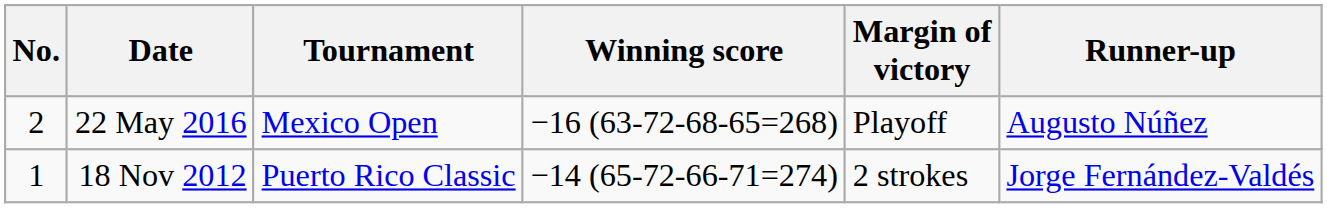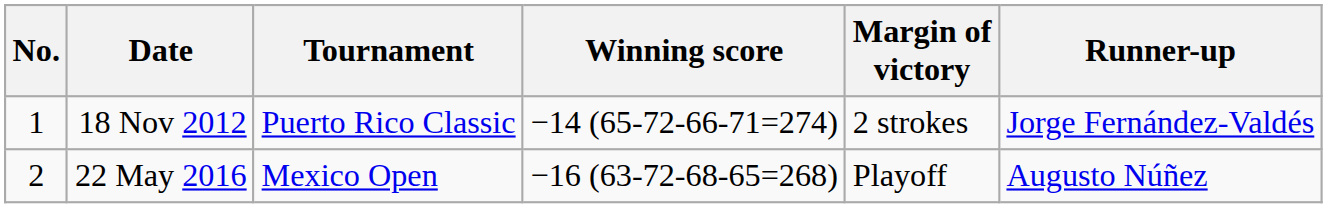rows swapped: (163, 175) <-> (161, 122)
